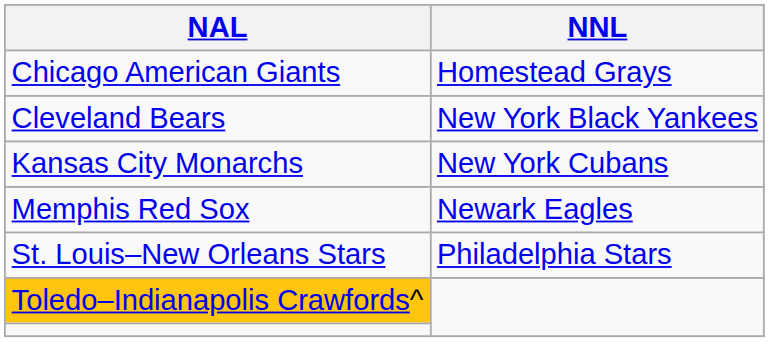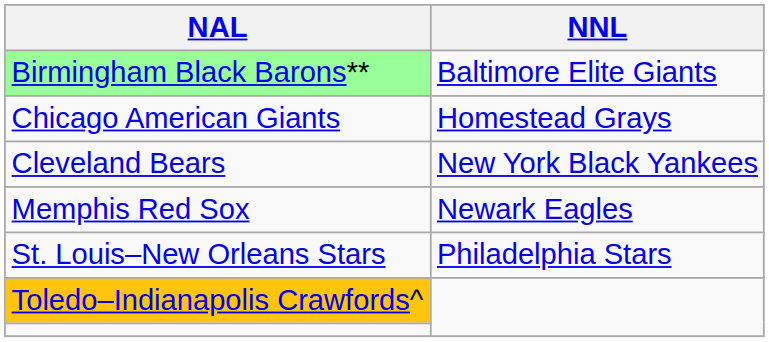+ row: (190, 73)
- row: (157, 163)
